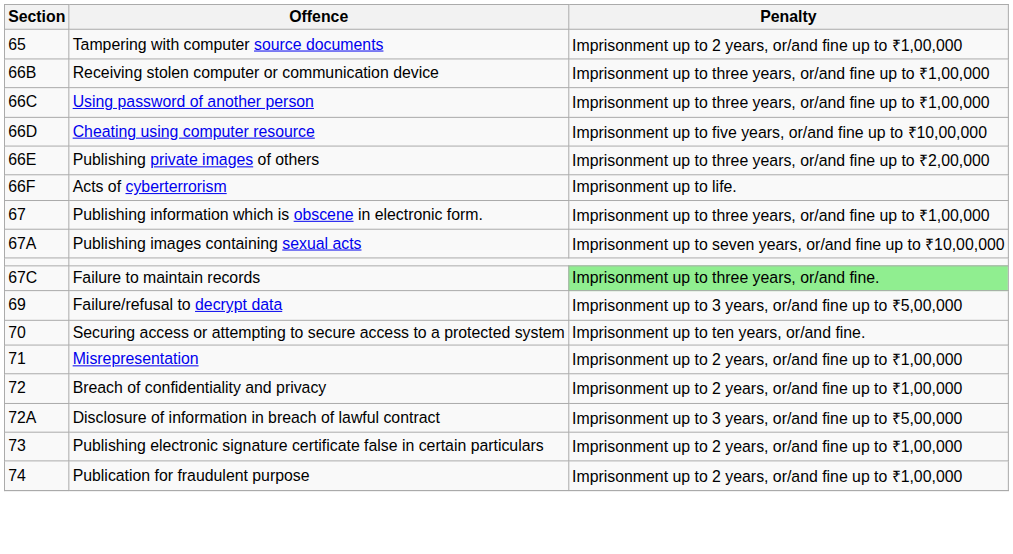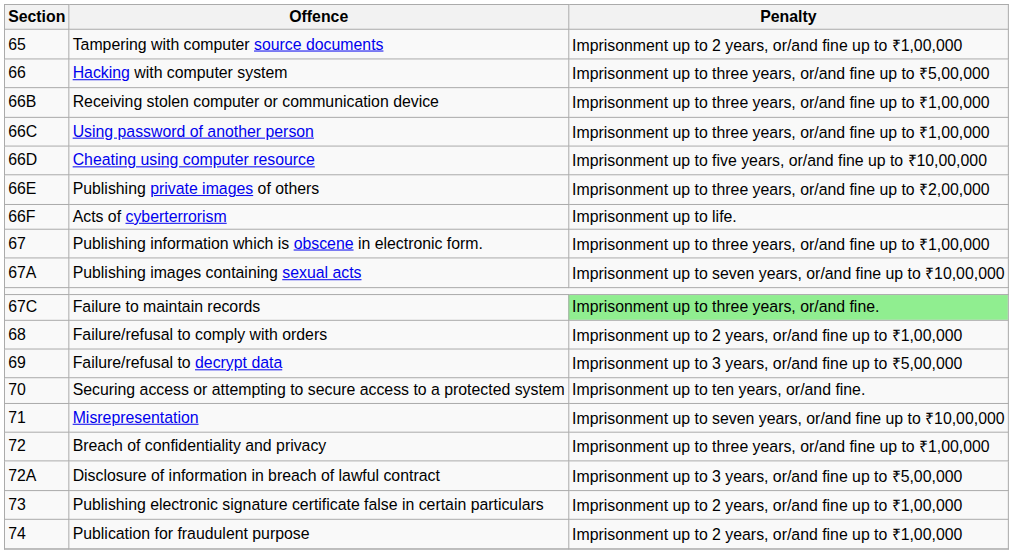+ row: (17, 73)
+ row: (17, 334)
(767, 360) Imprisonment up to 2 years, or/and fine up to ₹1,00,000 -> (788, 418) Imprisonment up to seven years, or/and fine up to ₹10,00,000
(767, 389) Imprisonment up to 2 years, or/and fine up to ₹1,00,000 -> (781, 447) Imprisonment up to three years, or/and fine up to ₹1,00,000
